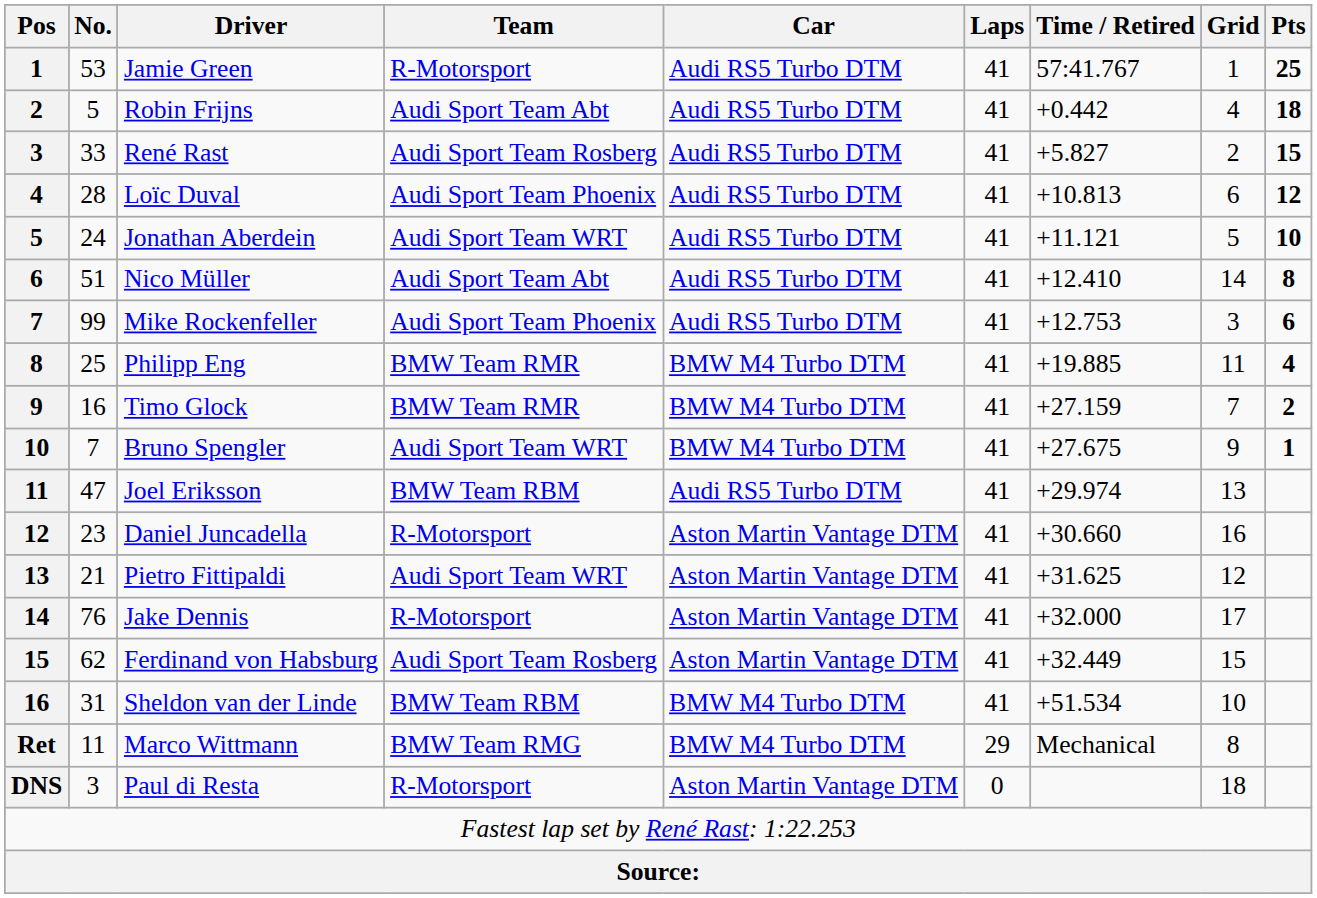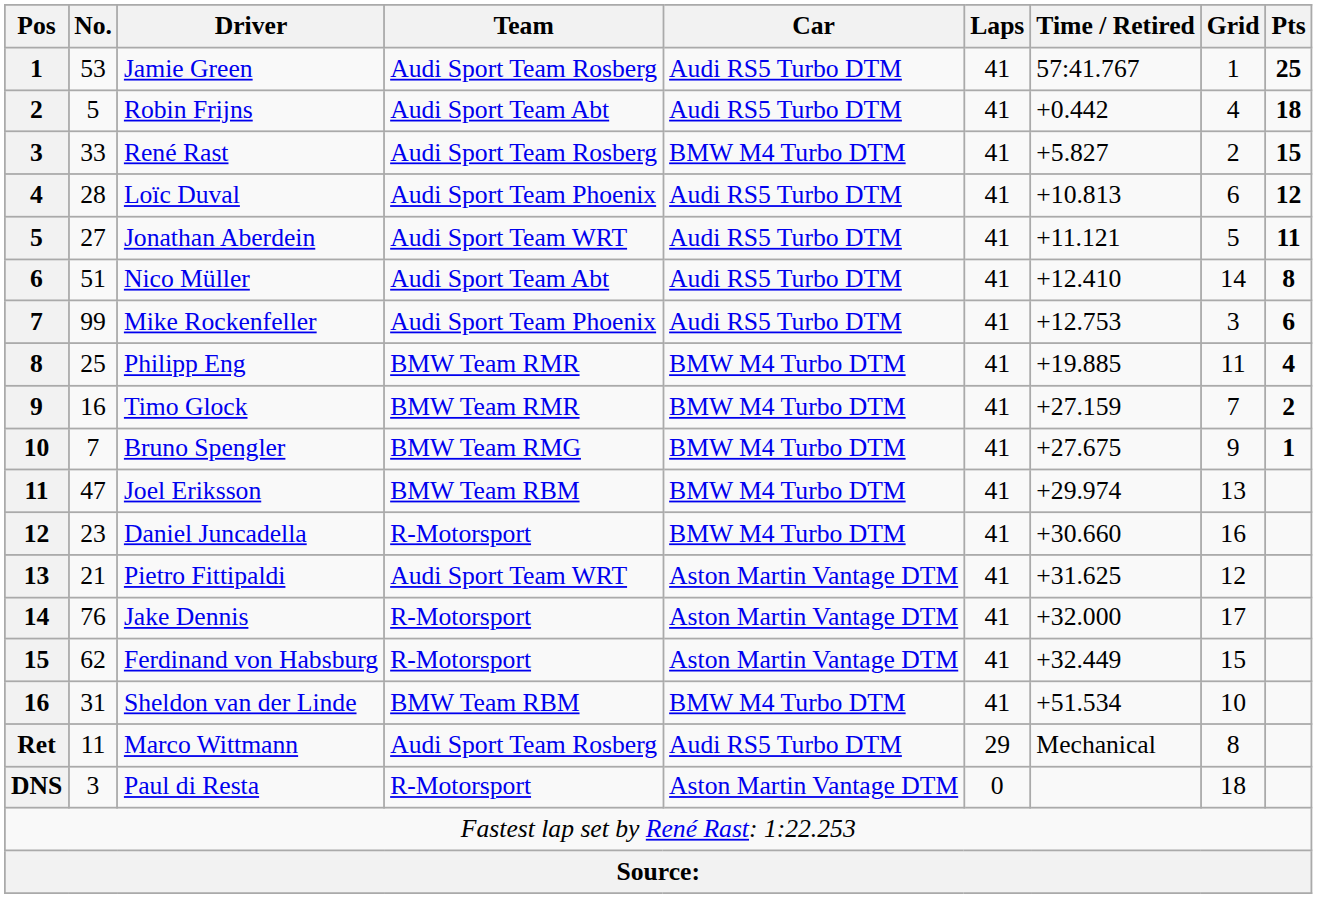(461, 68) R-Motorsport -> (524, 68) Audi Sport Team Rosberg
(785, 152) Audi RS5 Turbo DTM -> (787, 152) BMW M4 Turbo DTM
(93, 237) 24 -> (93, 237) 27
(1289, 237) 10 -> (1289, 237) 11
(509, 448) Audi Sport Team WRT -> (486, 448) BMW Team RMG
(785, 491) Audi RS5 Turbo DTM -> (787, 491) BMW M4 Turbo DTM
(814, 533) Aston Martin Vantage DTM -> (787, 533) BMW M4 Turbo DTM
(524, 660) Audi Sport Team Rosberg -> (461, 660) R-Motorsport
(486, 744) BMW Team RMG -> (524, 744) Audi Sport Team Rosberg
(787, 744) BMW M4 Turbo DTM -> (785, 744) Audi RS5 Turbo DTM
